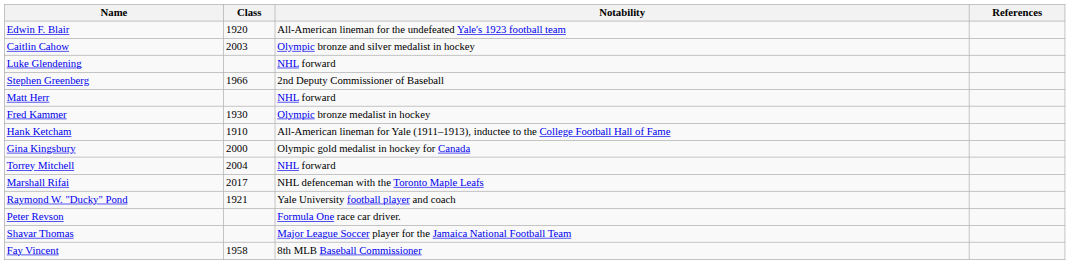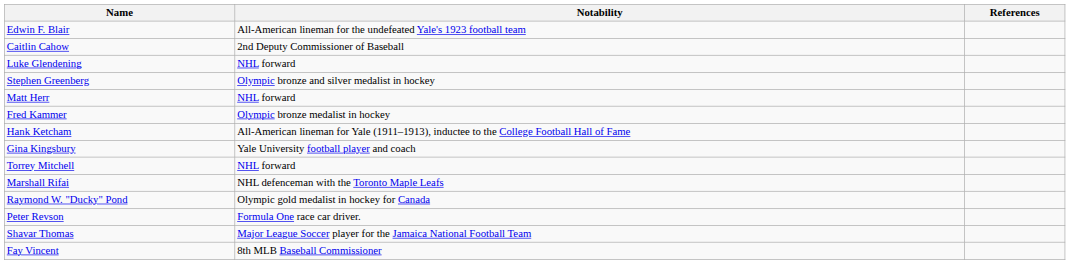- column: (249, 13)
(376, 47) Olympic bronze and silver medalist in hockey -> (321, 47) 2nd Deputy Commissioner of Baseball
(361, 81) 2nd Deputy Commissioner of Baseball -> (336, 81) Olympic bronze and silver medalist in hockey
(374, 149) Olympic gold medalist in hockey for Canada -> (326, 149) Yale University football player and coach
(366, 200) Yale University football player and coach -> (334, 200) Olympic gold medalist in hockey for Canada
